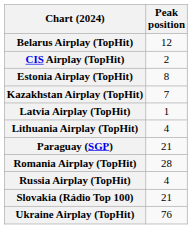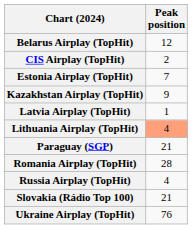(167, 77) 8 -> (167, 77) 7
(167, 94) 7 -> (167, 94) 9
(167, 128) no background -> (167, 128) lightsalmon background
